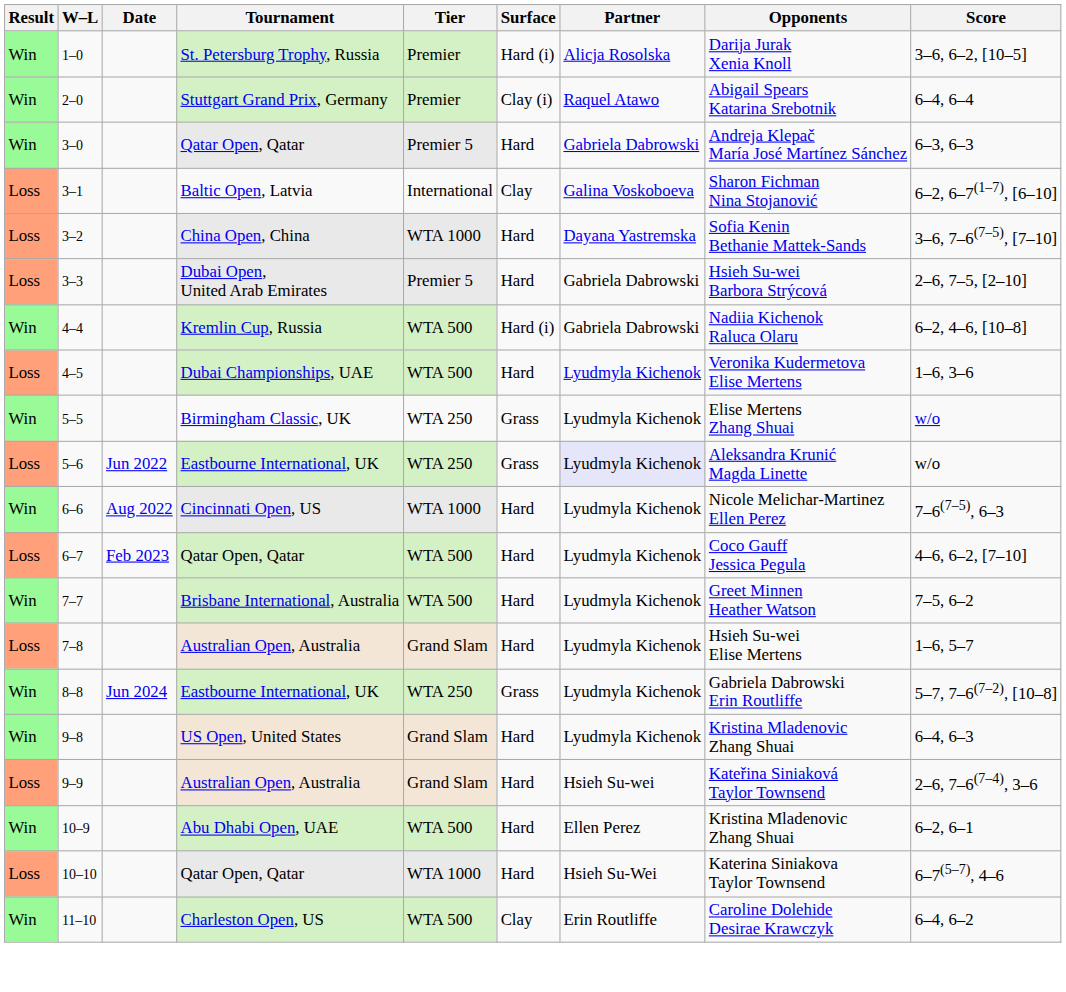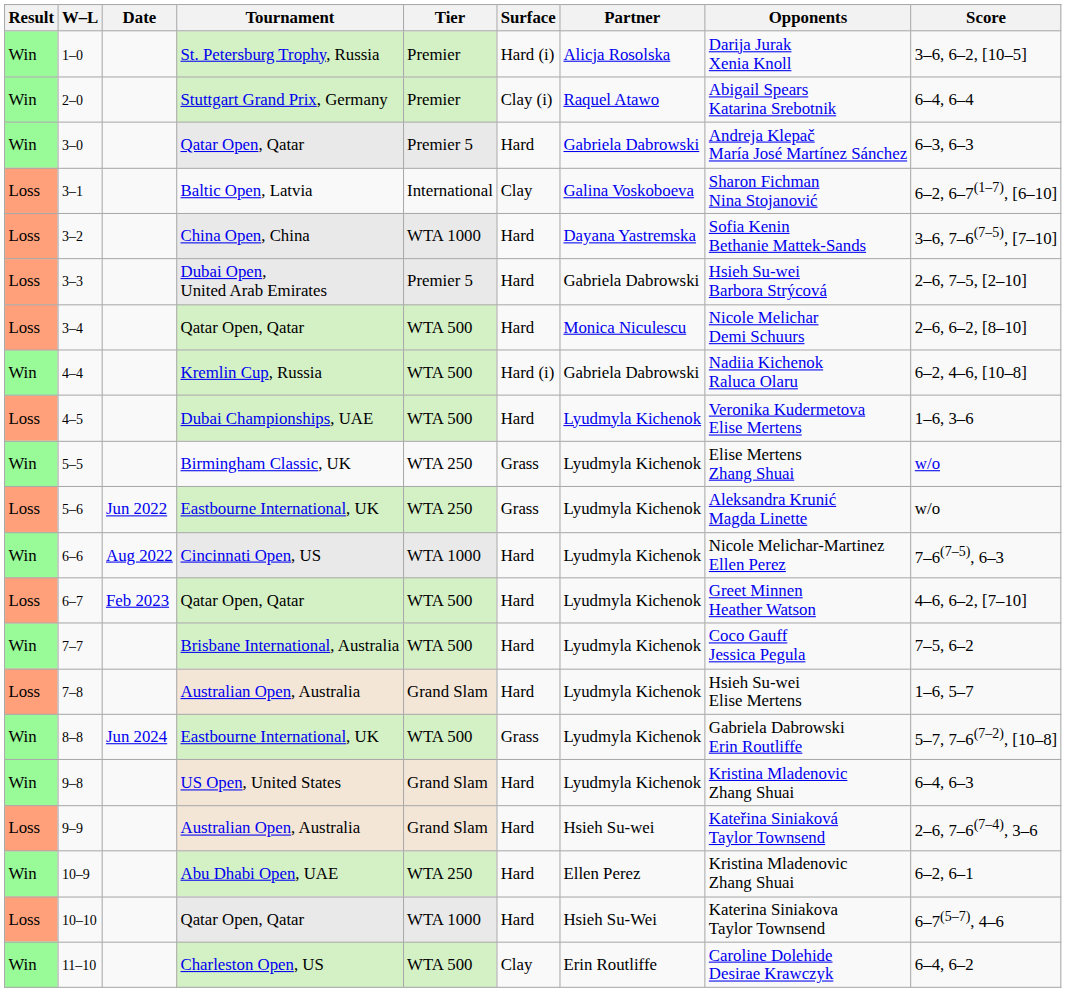+ row: (72, 328)
(632, 463) lavender background -> (632, 509) no background
(757, 554) Coco Gauff Jessica Pegula -> (762, 600) Greet Minnen Heather Watson
(762, 600) Greet Minnen Heather Watson -> (757, 645) Coco Gauff Jessica Pegula
(440, 691) WTA 250 -> (440, 737) WTA 500
(440, 828) WTA 500 -> (440, 873) WTA 250
